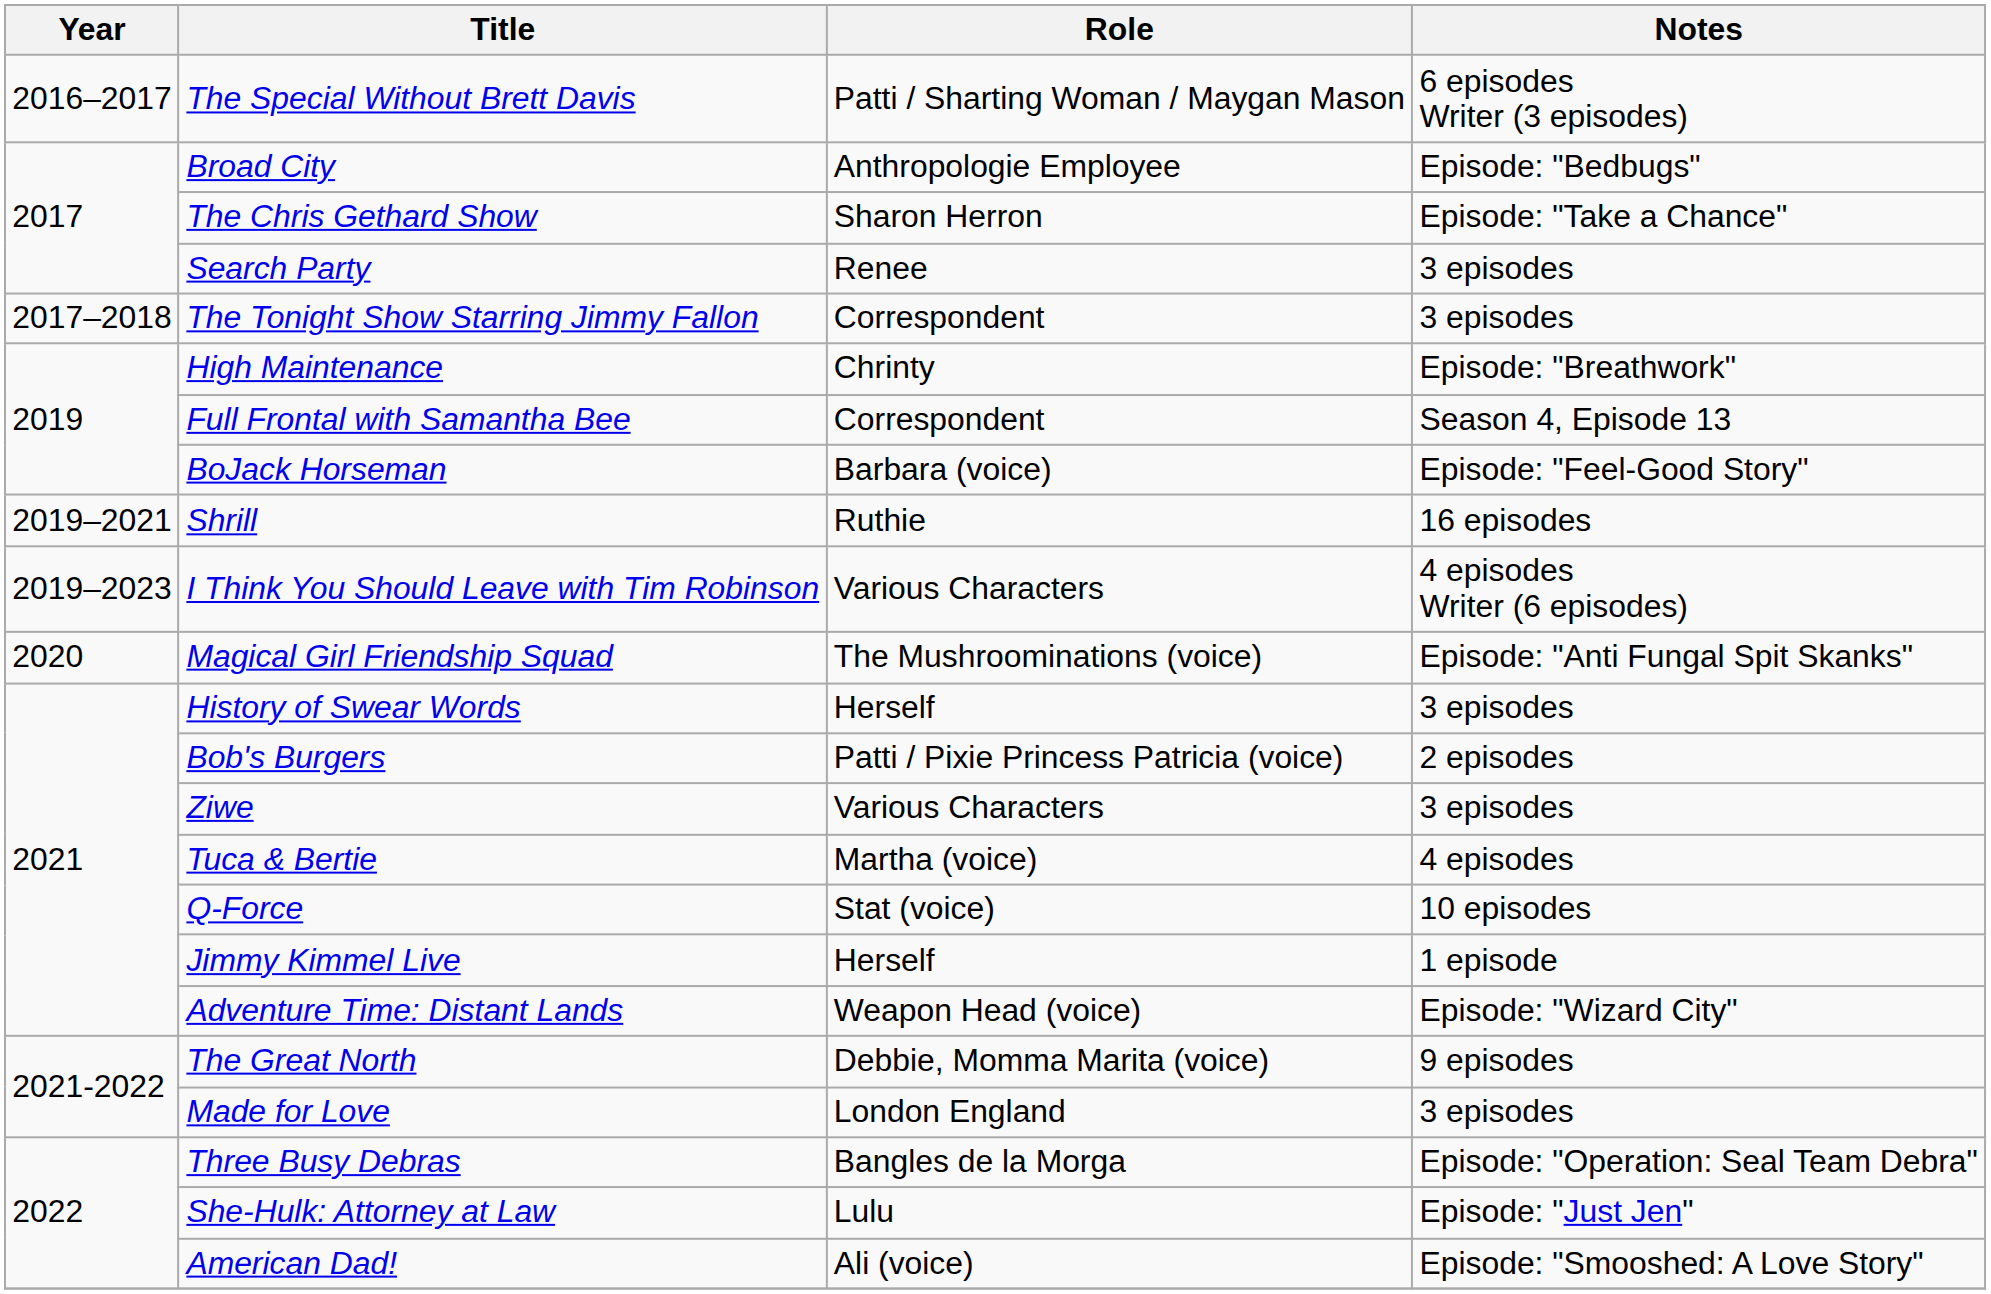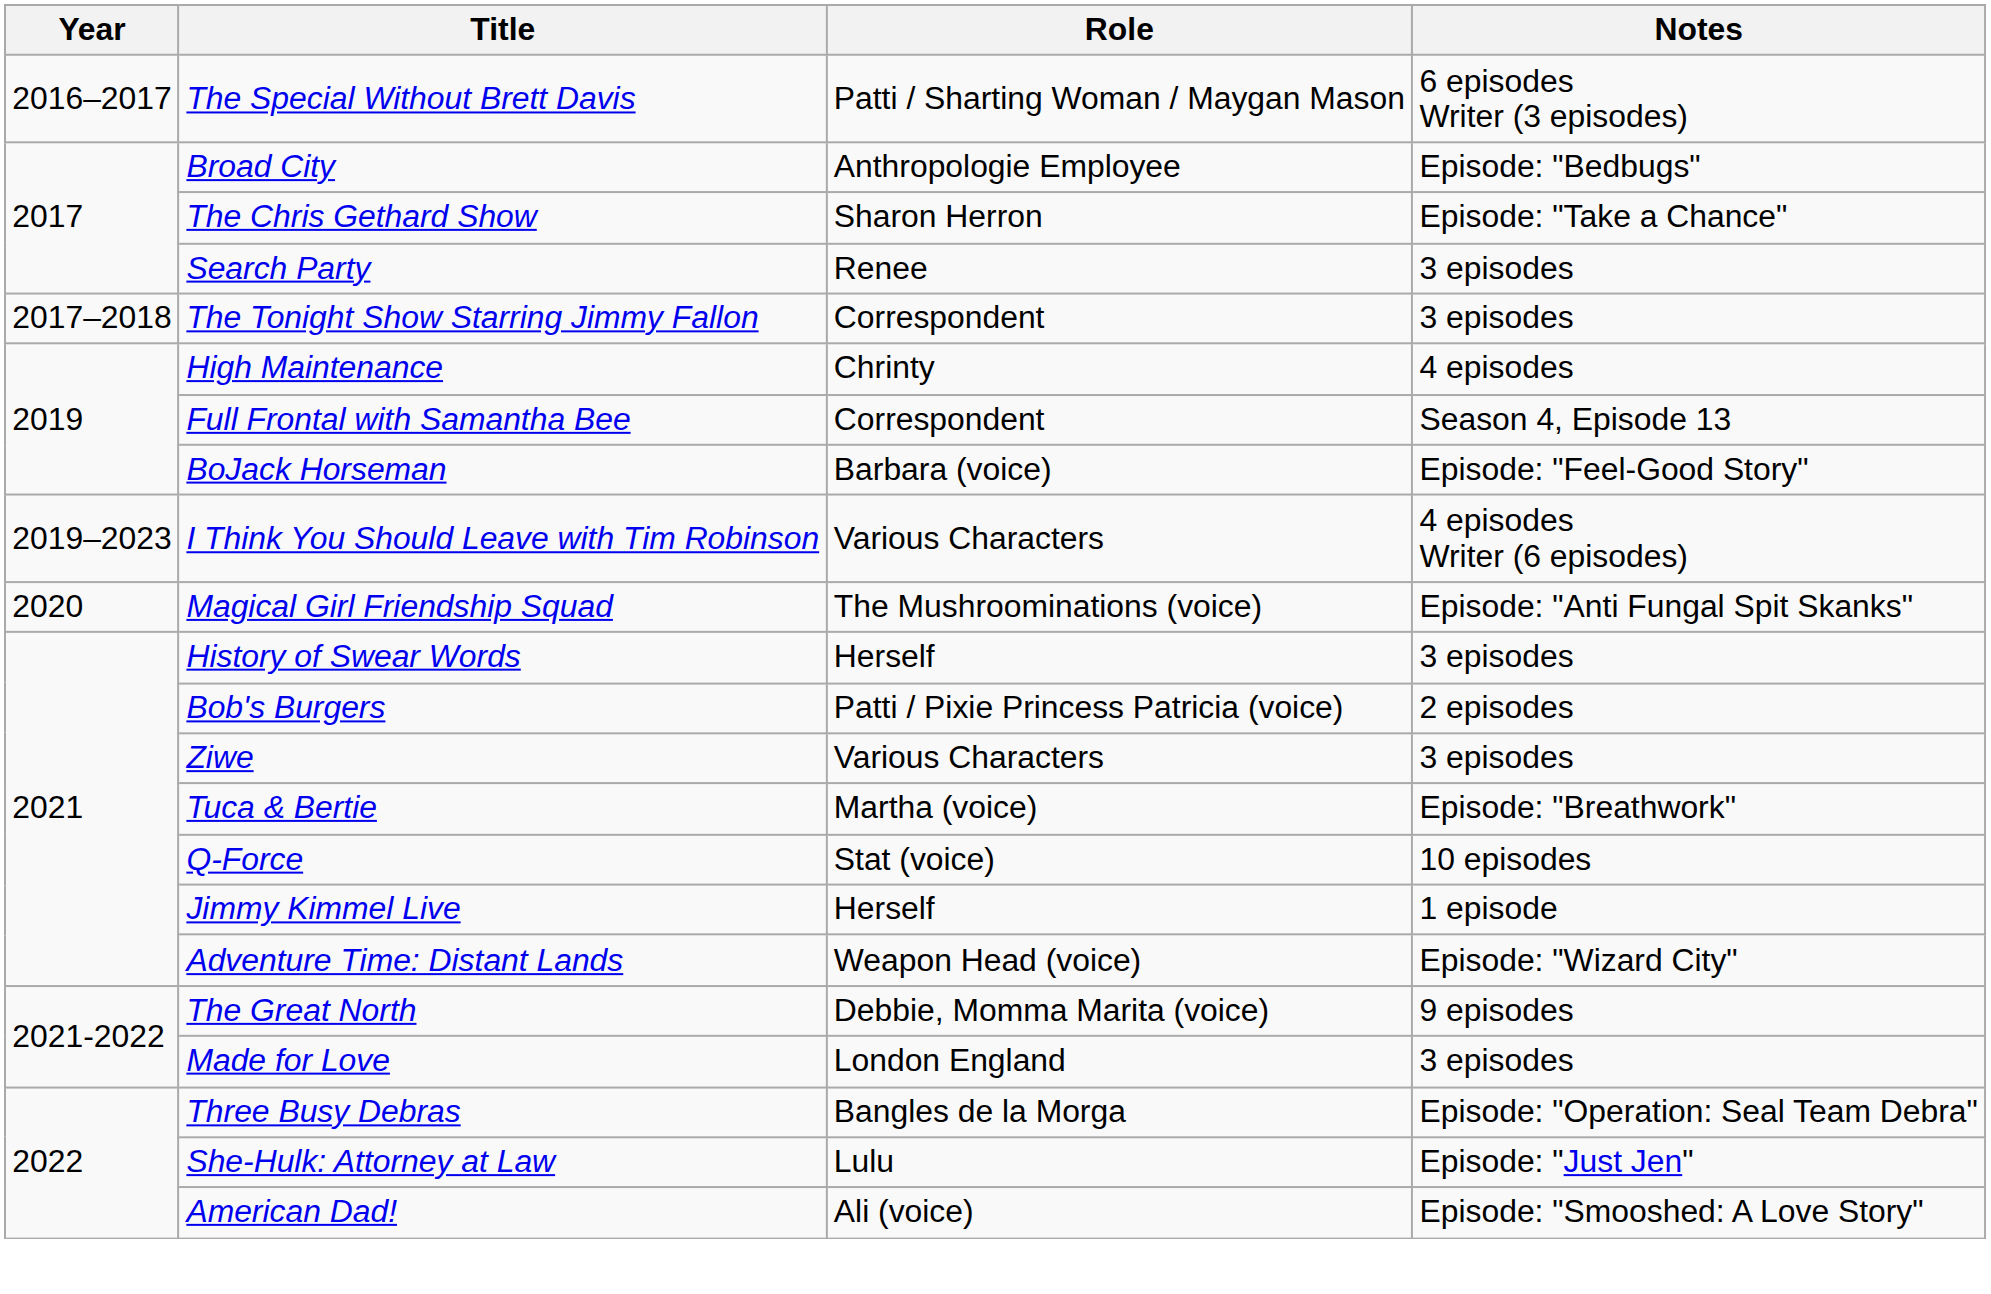(1578, 368) Episode: "Breathwork" -> (1497, 368) 4 episodes
- row: (222, 520)
(1497, 858) 4 episodes -> (1578, 808) Episode: "Breathwork"
